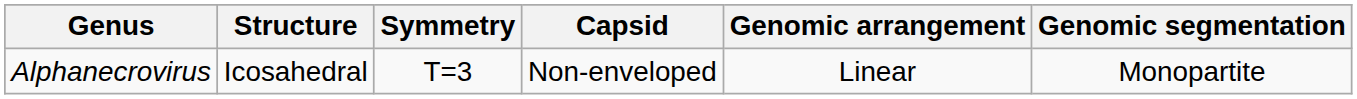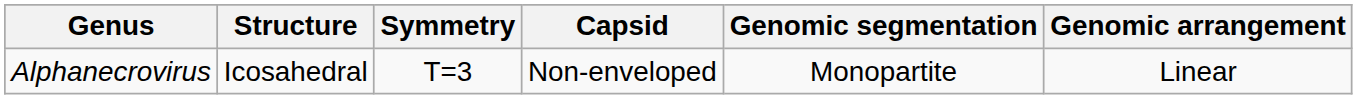columns swapped: (877, 26) <-> (1192, 26)
